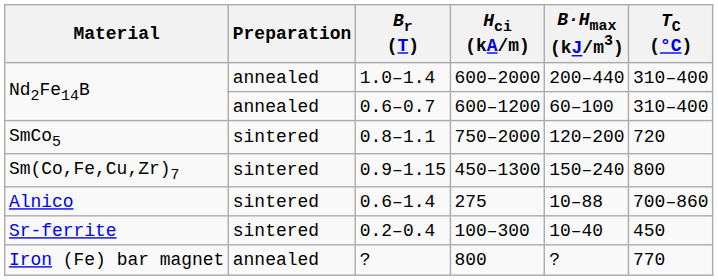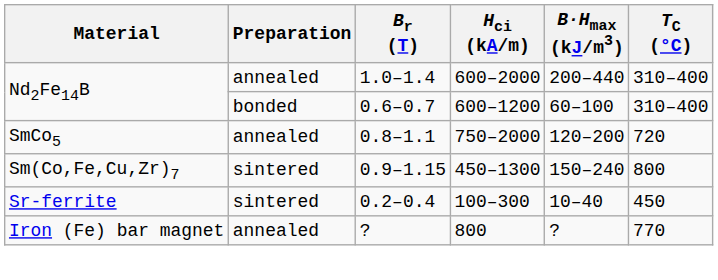(276, 107) annealed -> (265, 107) bonded
(276, 138) sintered -> (276, 138) annealed
- row: (398, 202)
